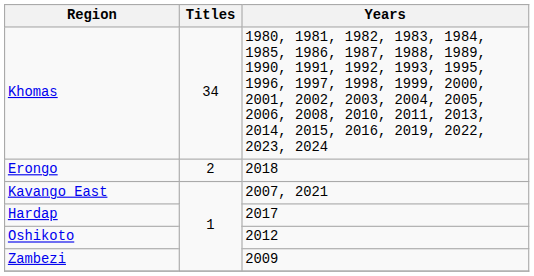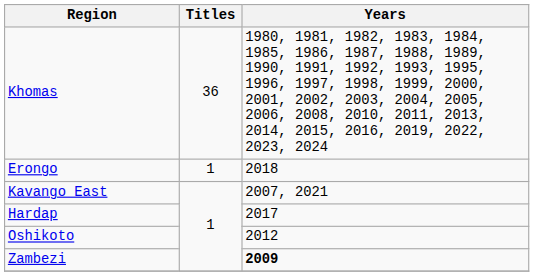(211, 93) 34 -> (211, 93) 36
(211, 170) 2 -> (211, 170) 1
(262, 260) normal -> (262, 260) bold
